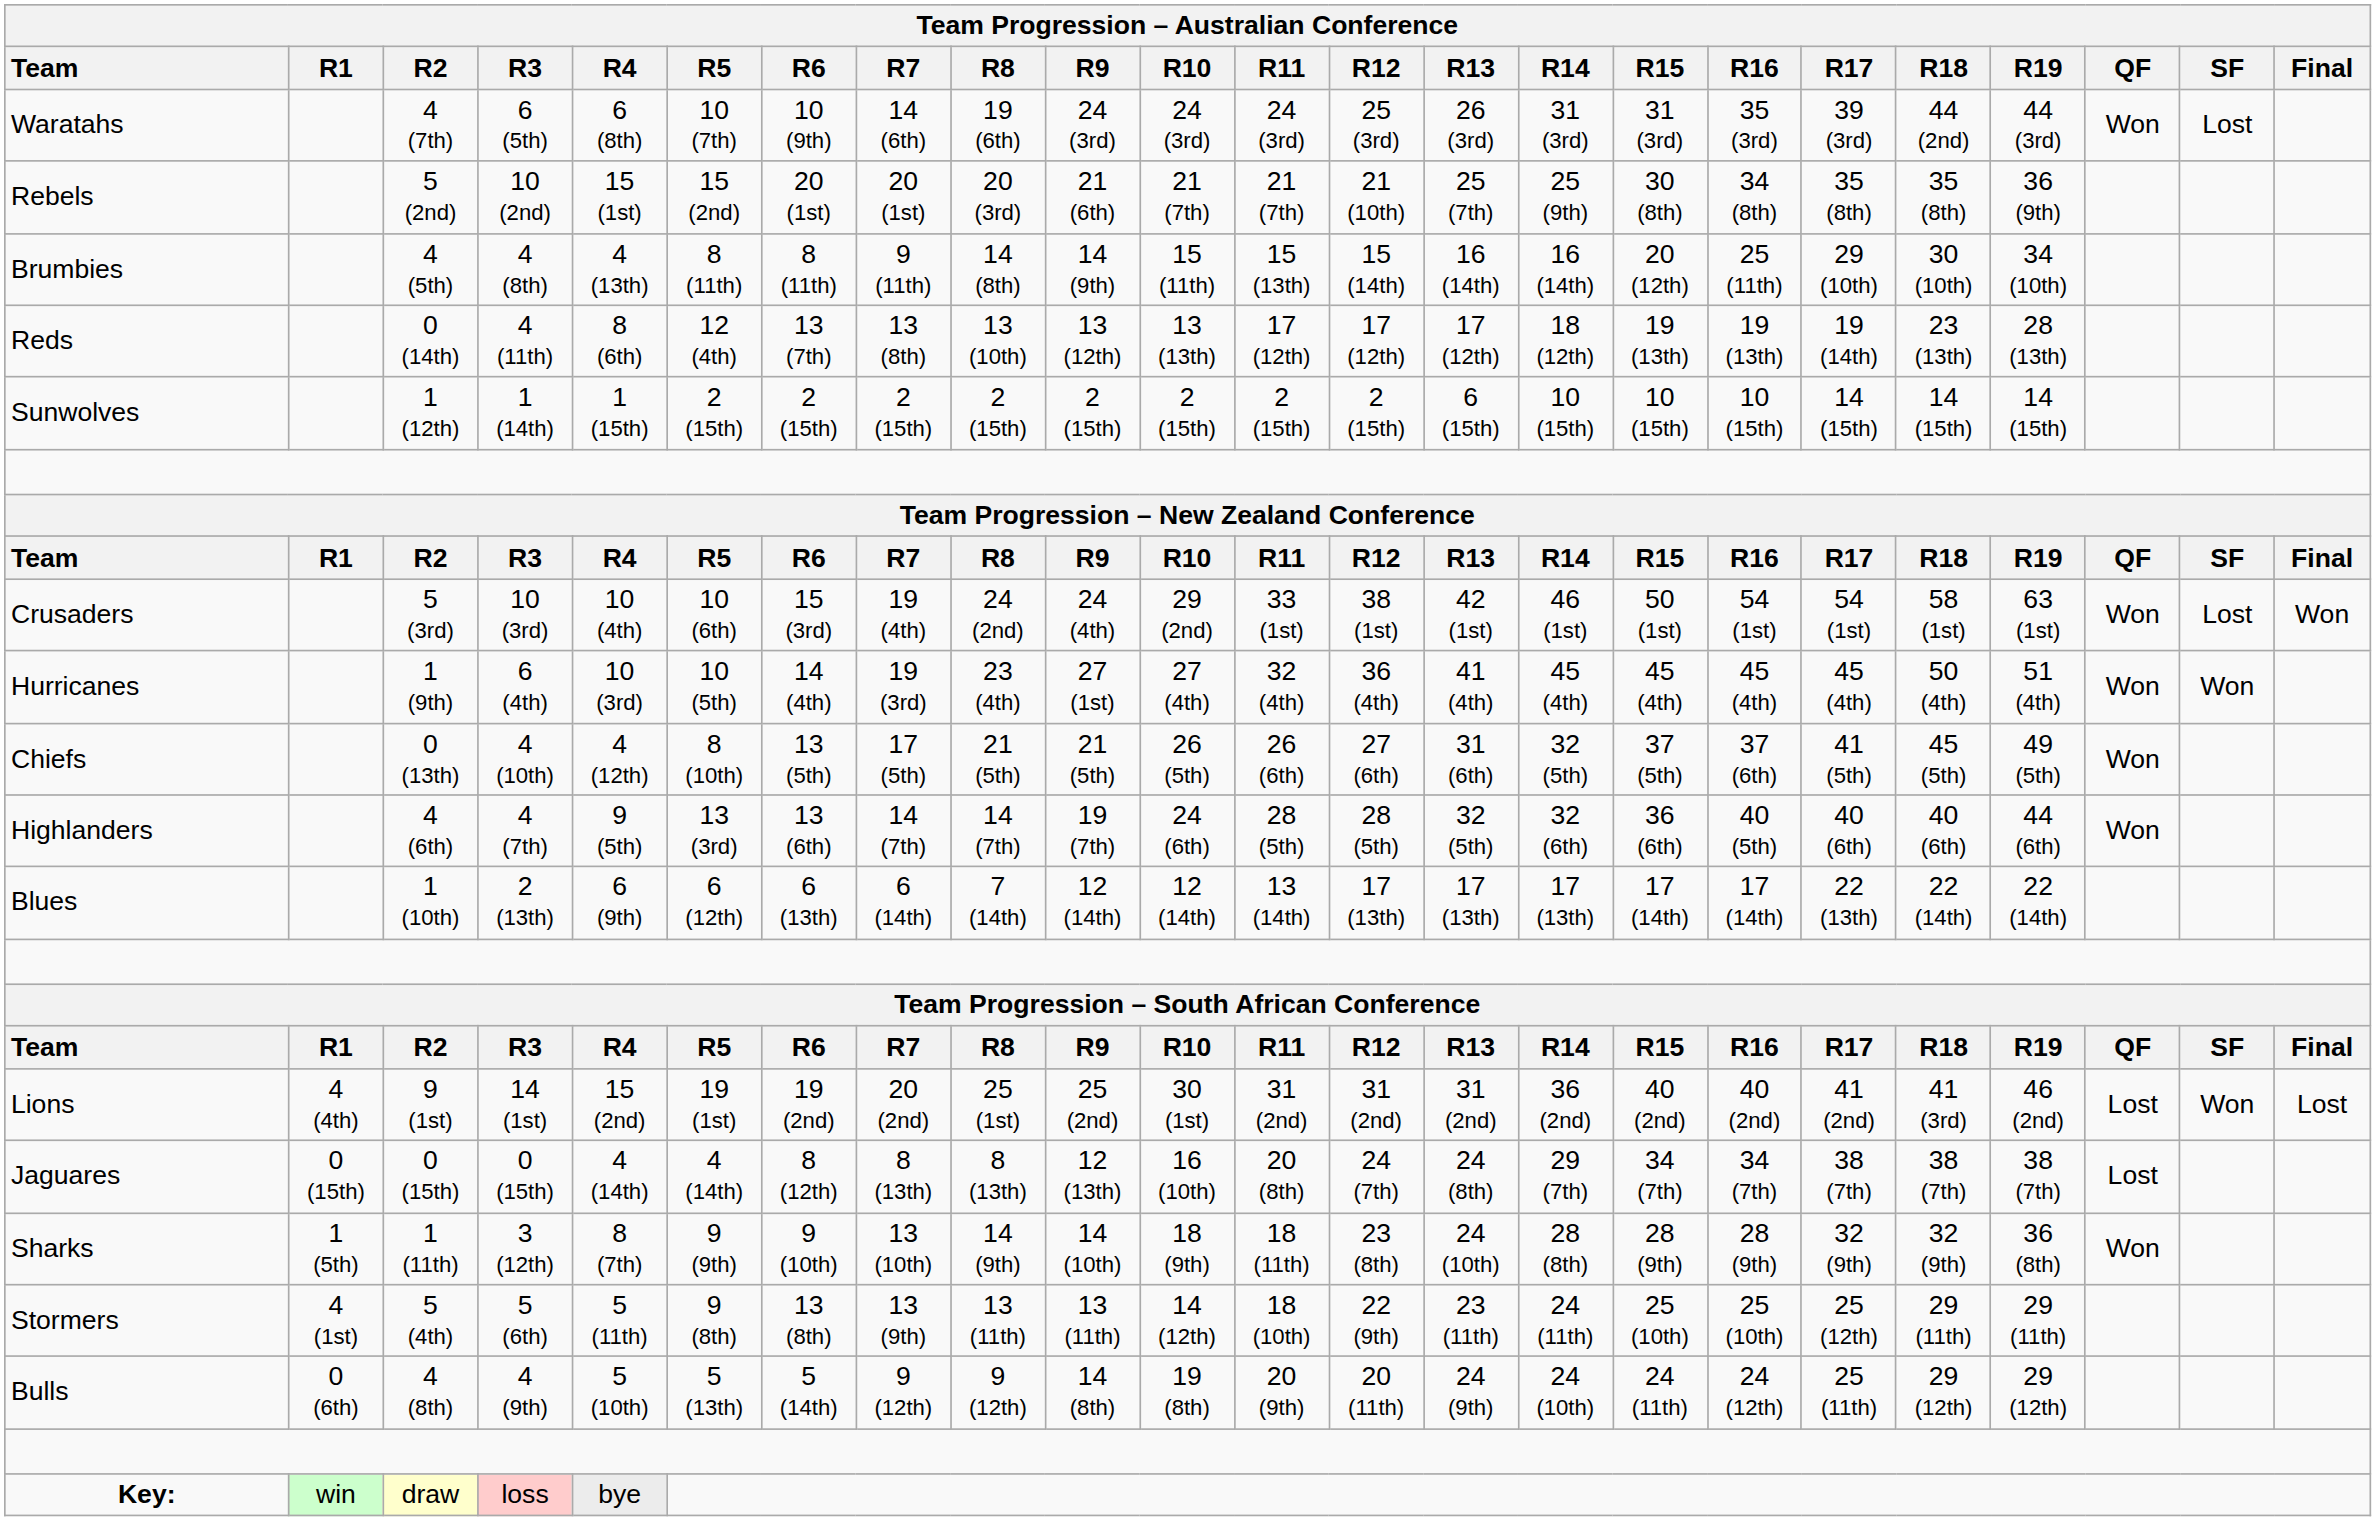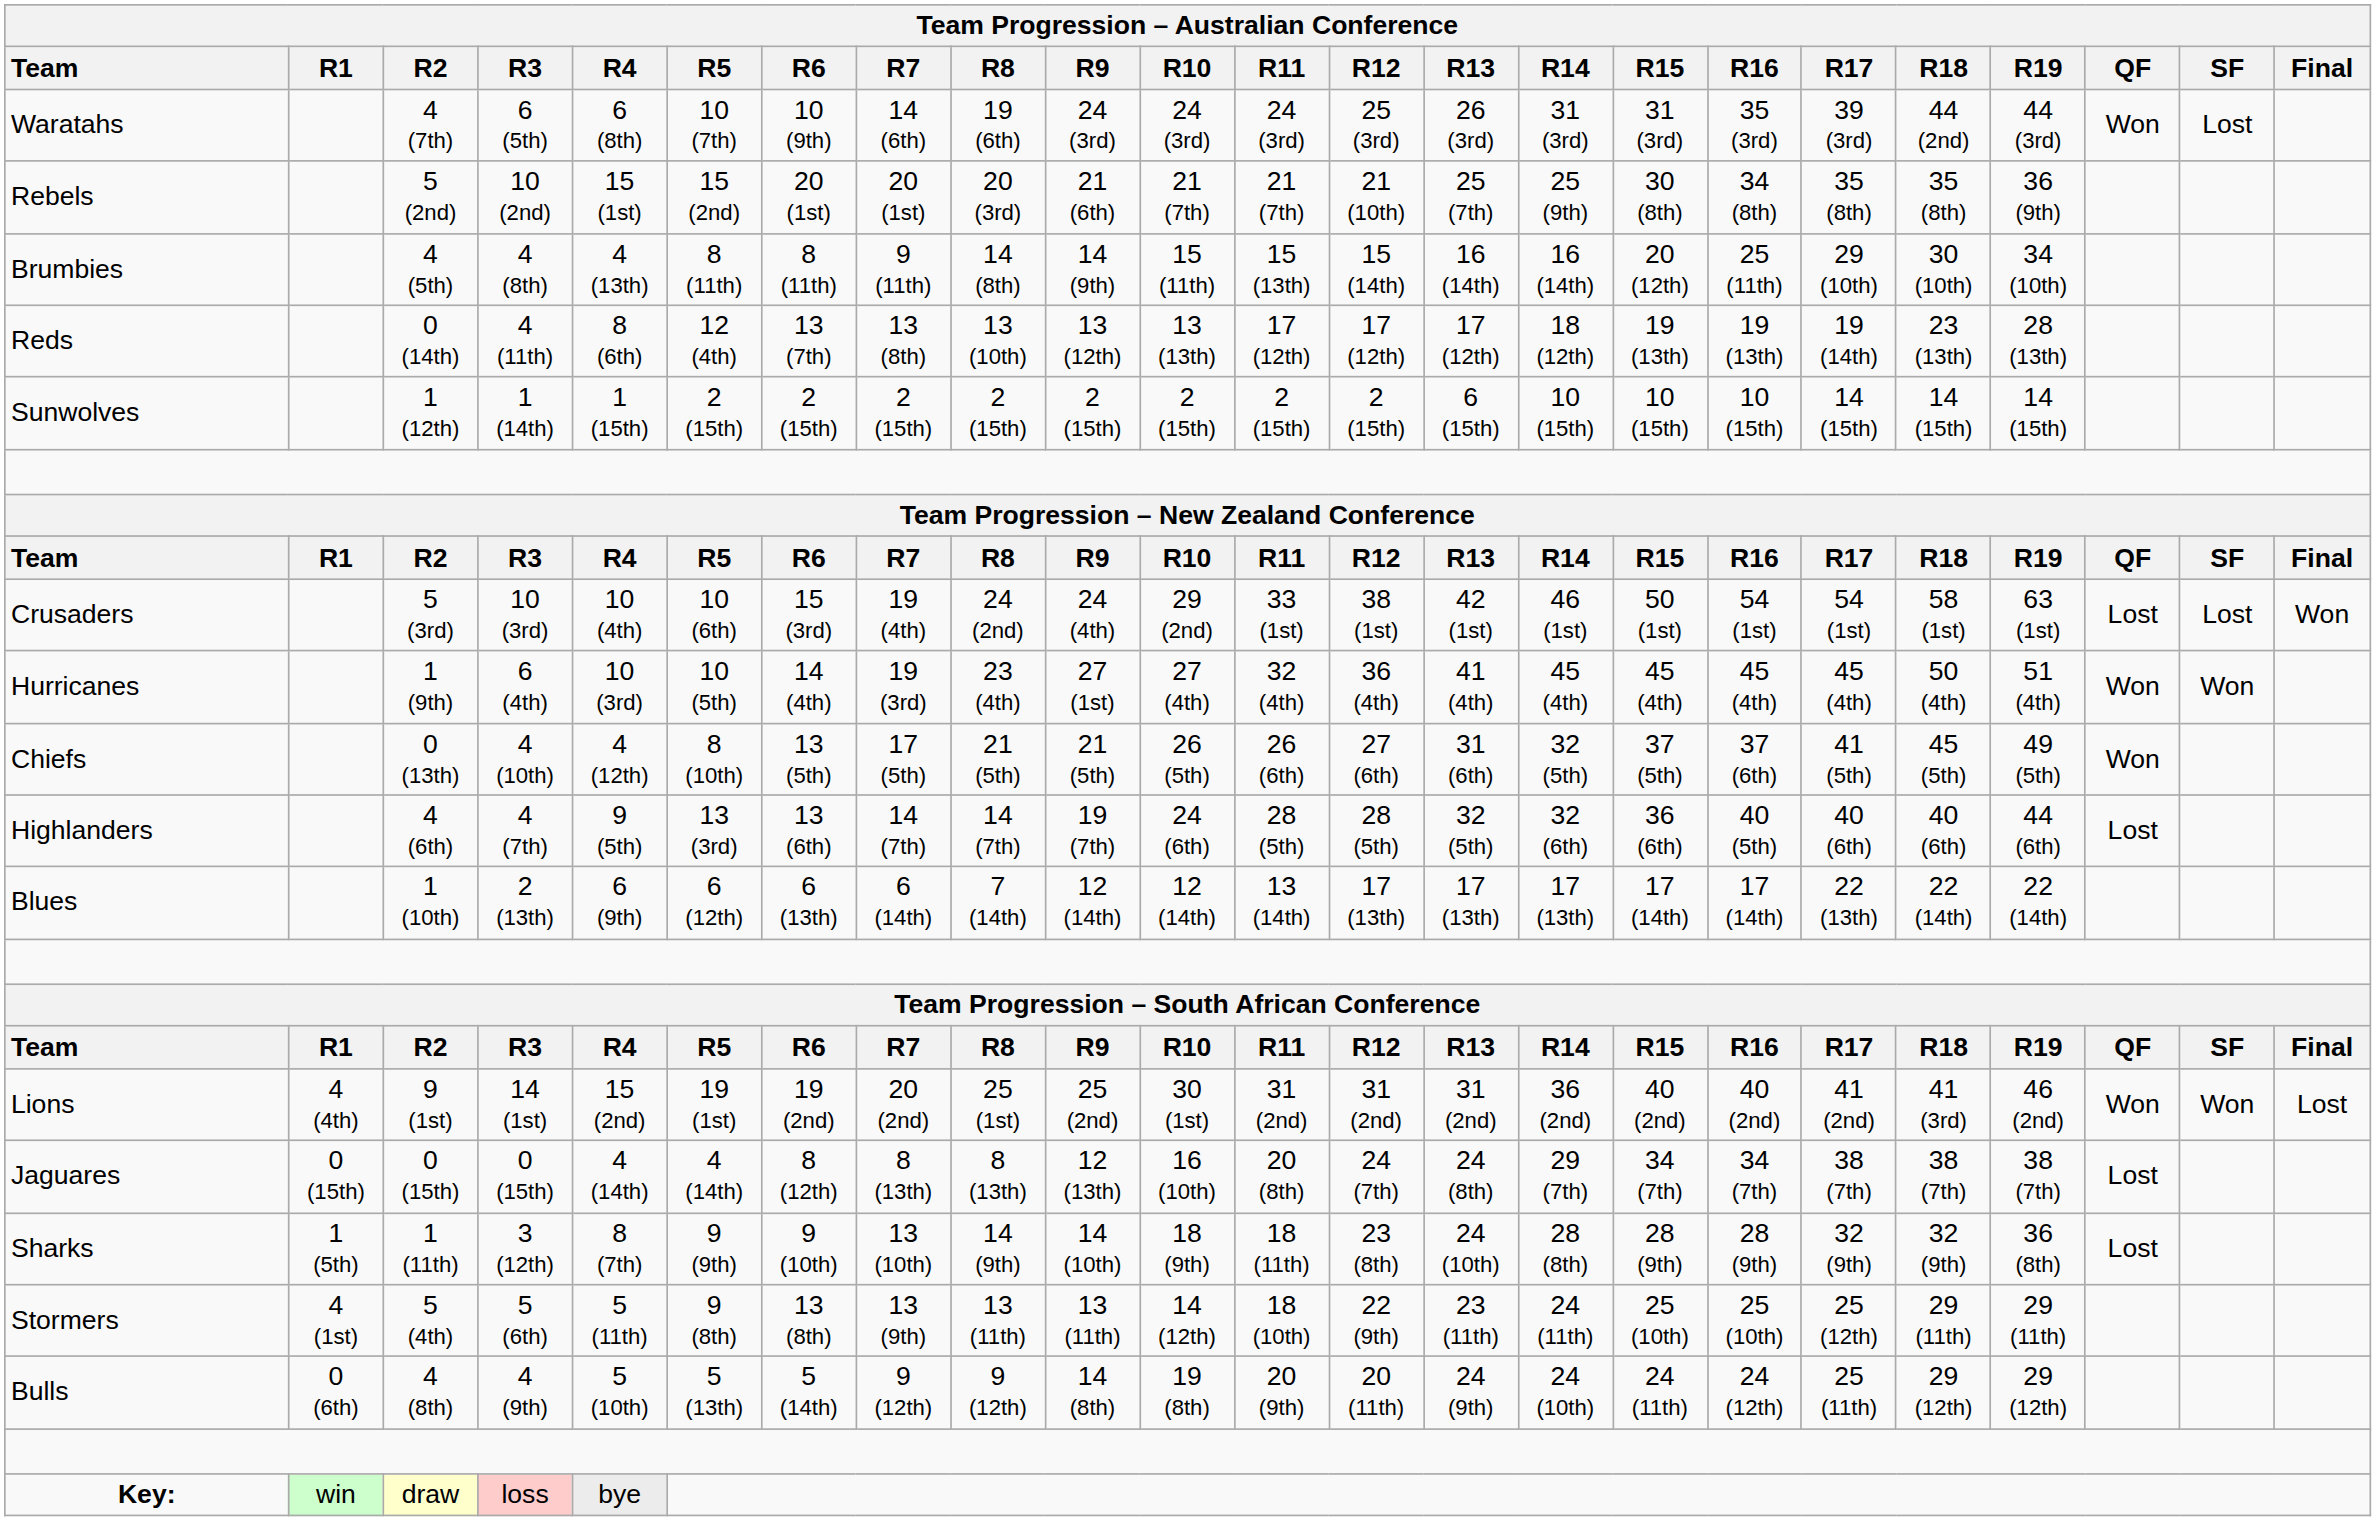(2133, 614) Won -> (2133, 614) Lost
(2133, 830) Won -> (2133, 830) Lost
(2133, 1104) Lost -> (2133, 1104) Won
(2133, 1248) Won -> (2133, 1248) Lost
